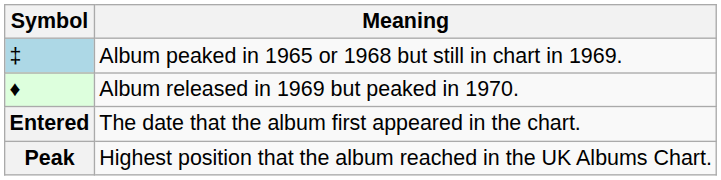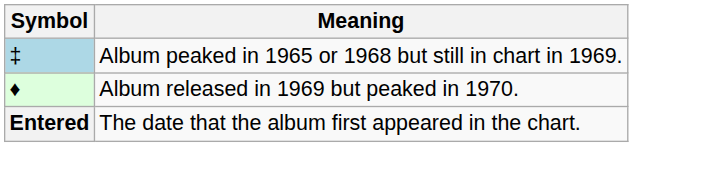- row: (50, 157)
